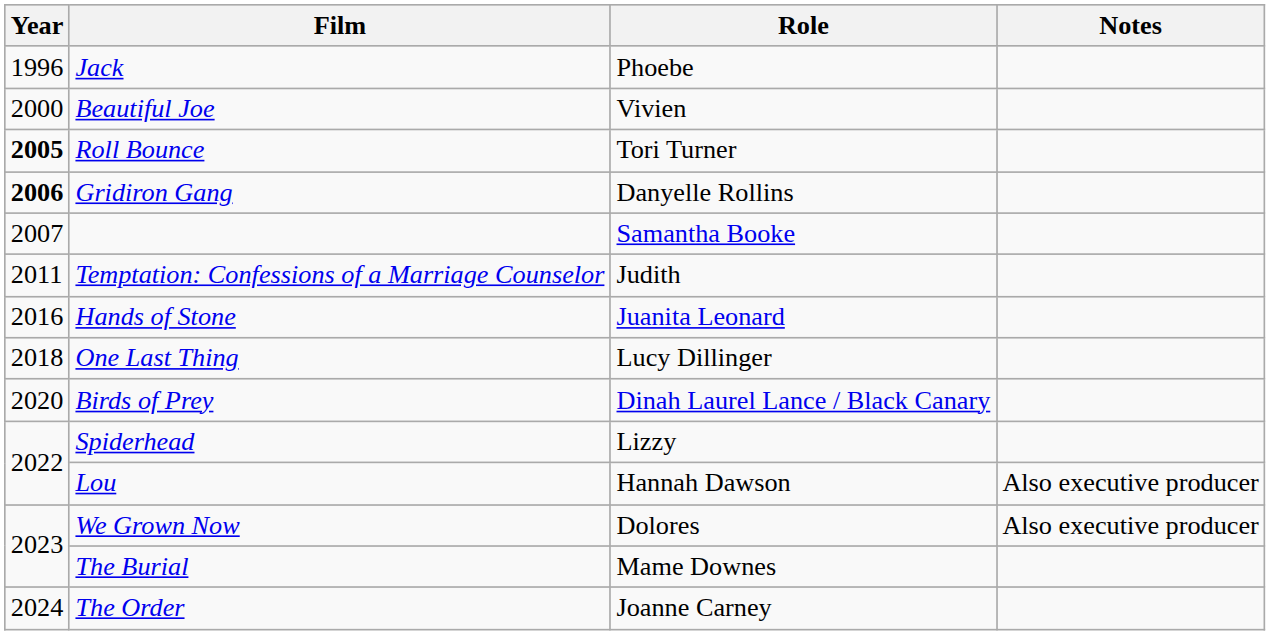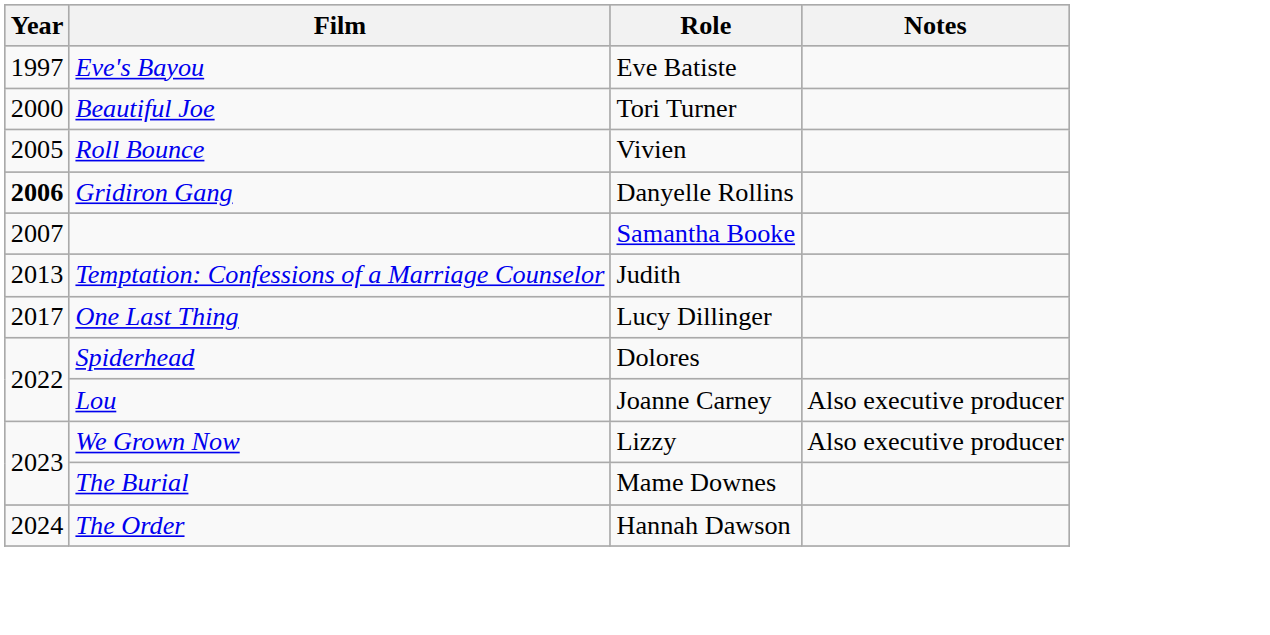- row: (99, 66)
+ row: (140, 66)
(651, 108) Vivien -> (676, 108) Tori Turner
(37, 150) bold -> (37, 150) normal
(676, 150) Tori Turner -> (651, 150) Vivien
(37, 274) 2011 -> (37, 274) 2013
- row: (156, 316)
(37, 358) 2018 -> (37, 316) 2017
- row: (144, 399)
(646, 441) Lizzy -> (658, 358) Dolores
(704, 483) Hannah Dawson -> (694, 399) Joanne Carney
(658, 524) Dolores -> (646, 441) Lizzy
(694, 607) Joanne Carney -> (704, 524) Hannah Dawson
